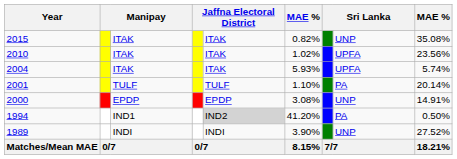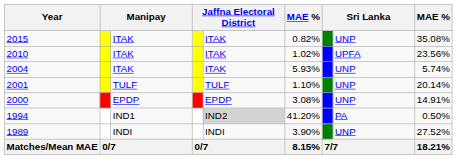(348, 69) UPFA -> (345, 69) UNP
(341, 85) PA -> (345, 85) UNP
